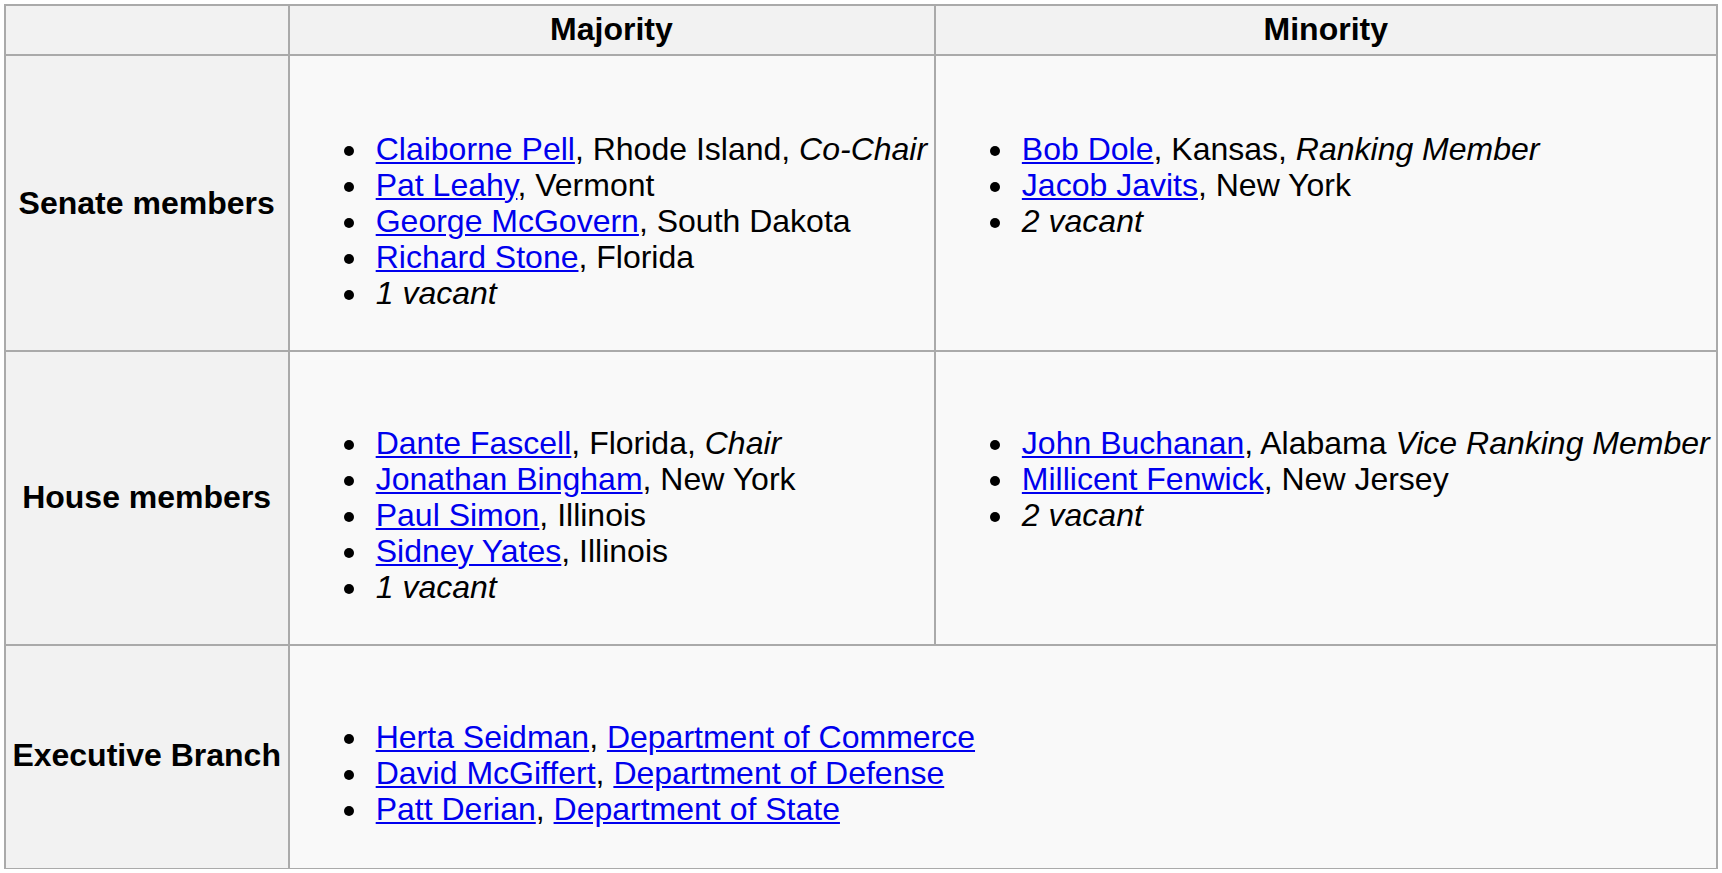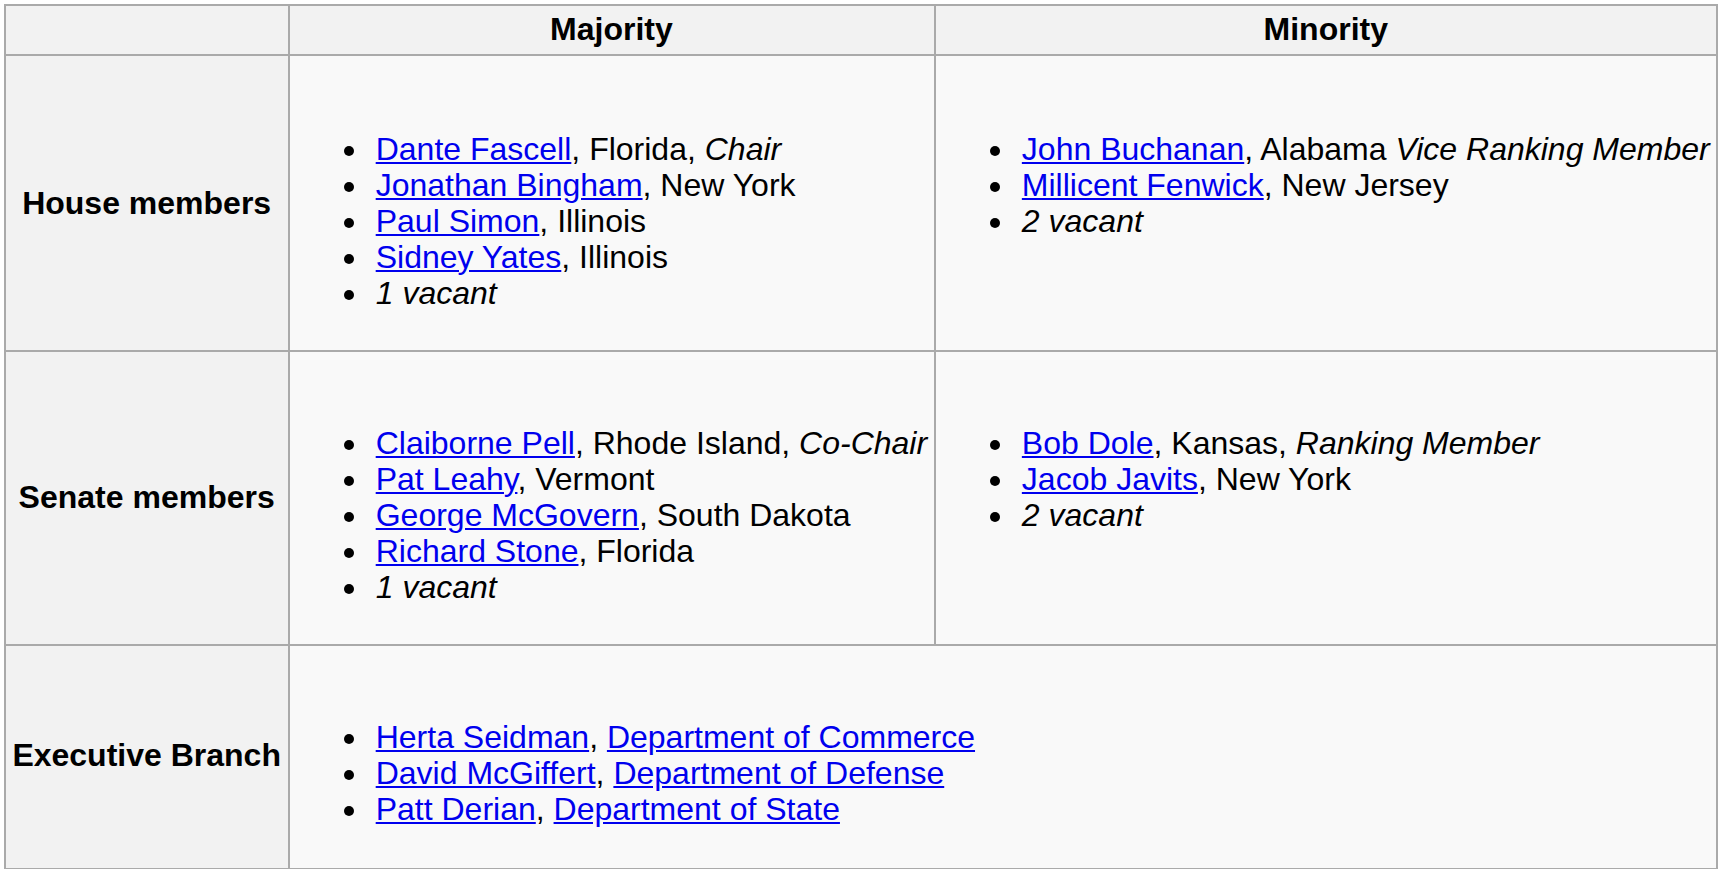rows swapped: (147, 202) <-> (147, 497)
